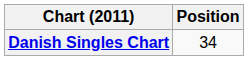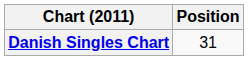(208, 42) 34 -> (208, 42) 31
